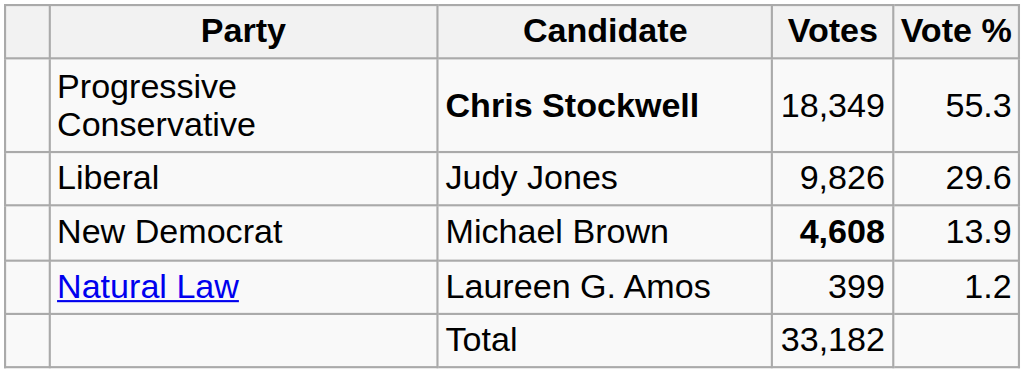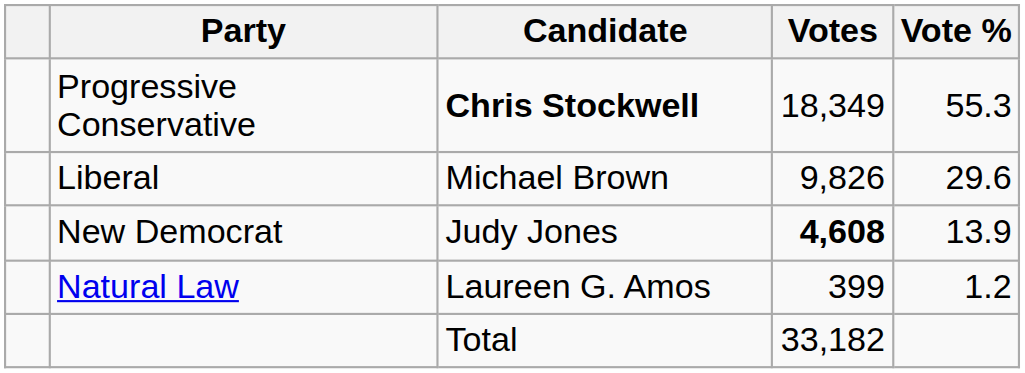(532, 177) Judy Jones -> (557, 177) Michael Brown
(557, 232) Michael Brown -> (532, 232) Judy Jones
